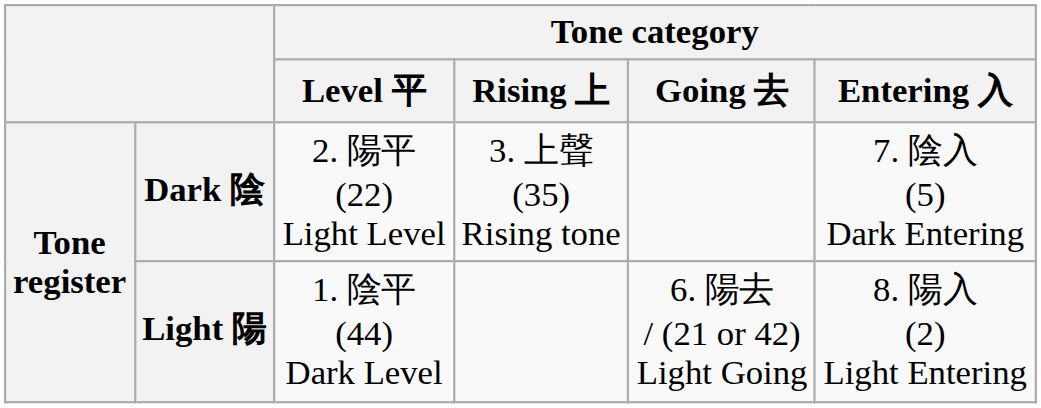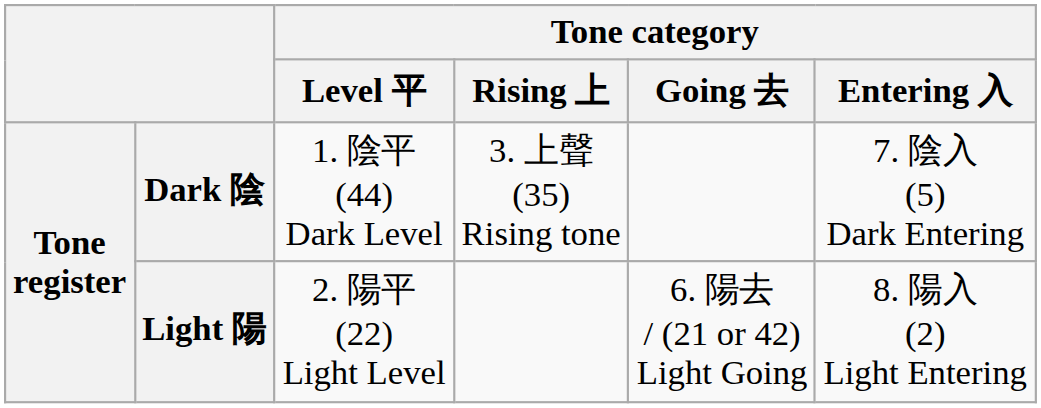(364, 192) 2. 陽平 (22) Light Level -> (364, 192) 1. 陰平 (44) Dark Level
(364, 331) 1. 陰平 (44) Dark Level -> (364, 331) 2. 陽平 (22) Light Level
